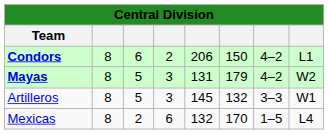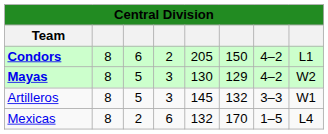(202, 56) 206 -> (202, 56) 205
(202, 77) 131 -> (202, 77) 130
(237, 77) 179 -> (237, 77) 129
